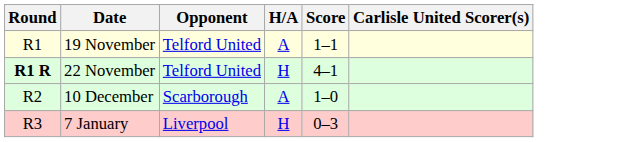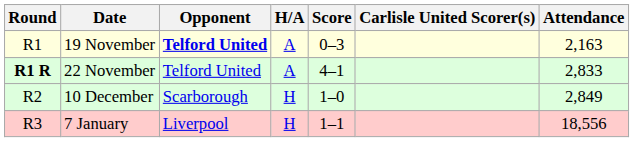+ column: (584, 17)
(212, 44) normal -> (215, 44) bold
(326, 44) 1–1 -> (332, 44) 0–3
(283, 70) H -> (290, 70) A
(283, 96) A -> (290, 96) H
(326, 123) 0–3 -> (332, 123) 1–1
